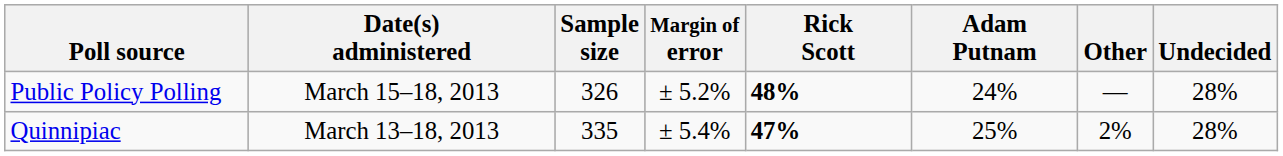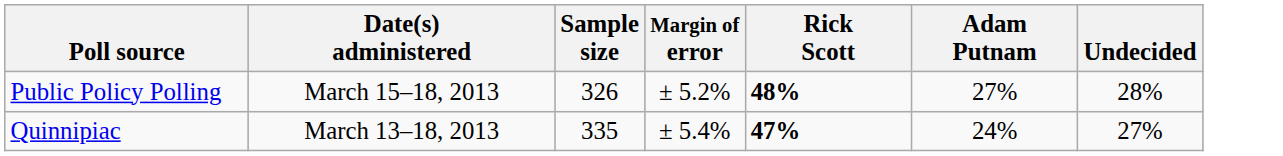- column: (1115, 52)
(995, 91) 24% -> (995, 91) 27%
(995, 130) 25% -> (995, 130) 24%
(1215, 130) 28% -> (1140, 130) 27%
